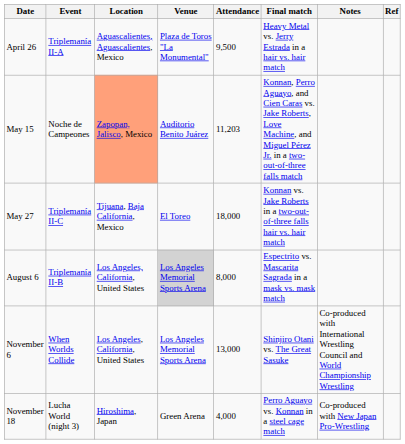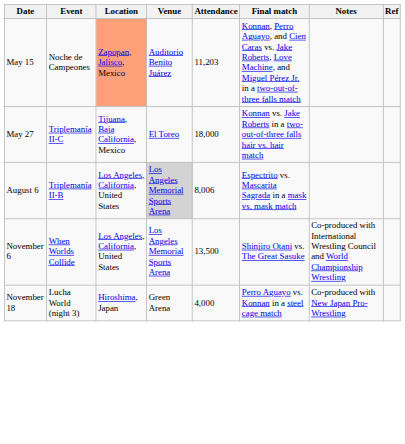- row: (21, 46)
(226, 277) 8,000 -> (204, 190) 8,006
(228, 349) 13,000 -> (207, 251) 13,500
